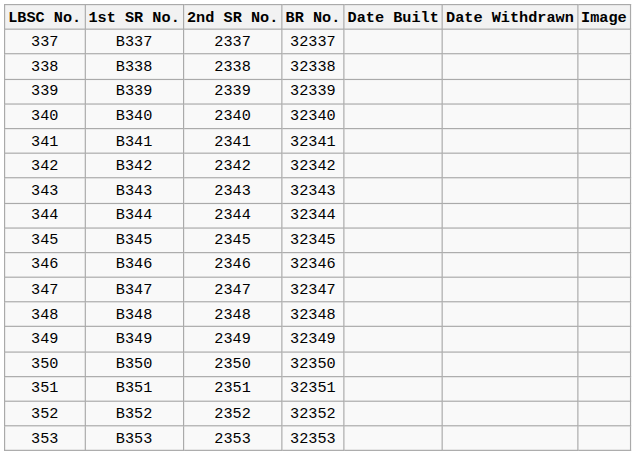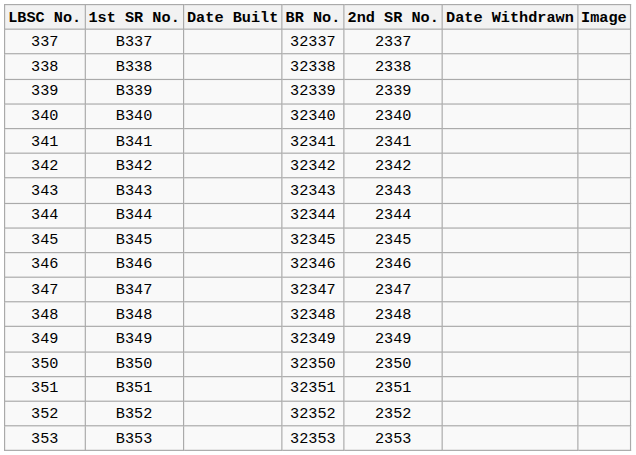columns swapped: (233, 17) <-> (393, 17)
